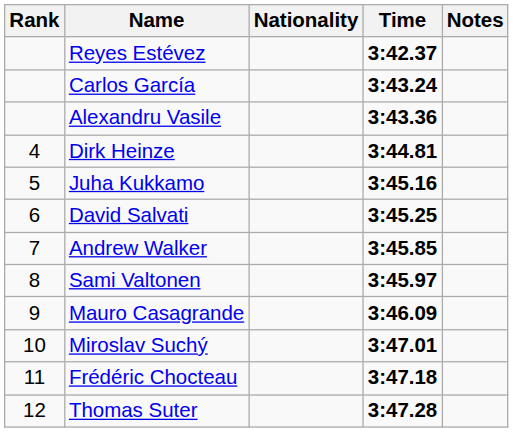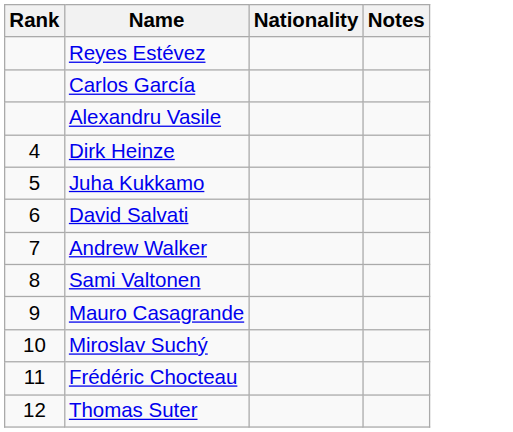- column: (402, 20)
